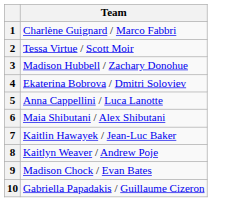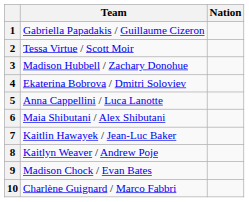+ column: (226, 13)
(100, 30) Charlène Guignard / Marco Fabbri -> (114, 30) Gabriella Papadakis / Guillaume Cizeron
(114, 188) Gabriella Papadakis / Guillaume Cizeron -> (100, 188) Charlène Guignard / Marco Fabbri
